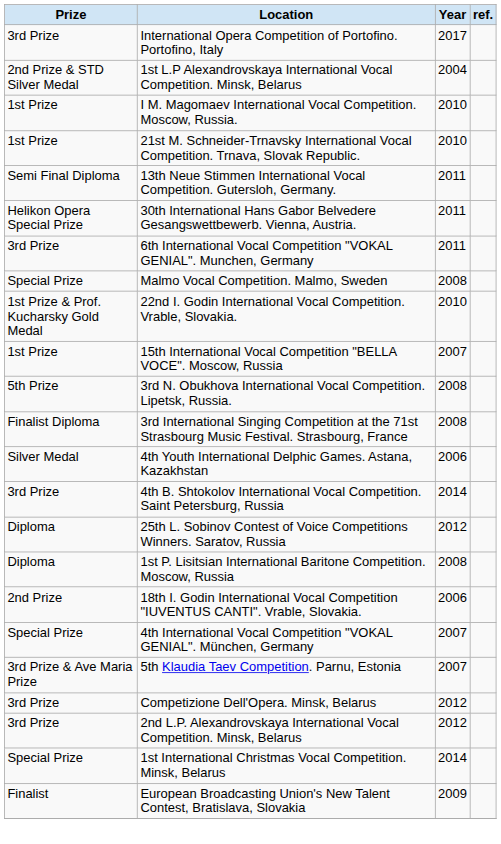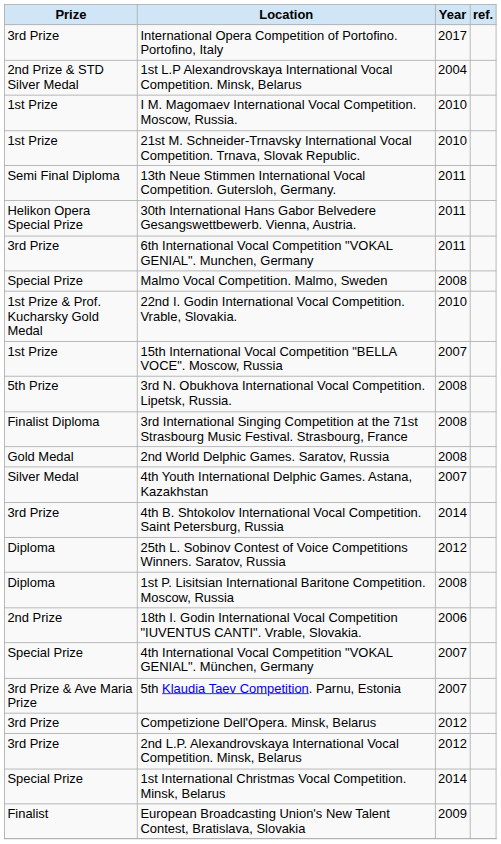+ row: (265, 456)
(453, 456) 2006 -> (453, 477) 2007
